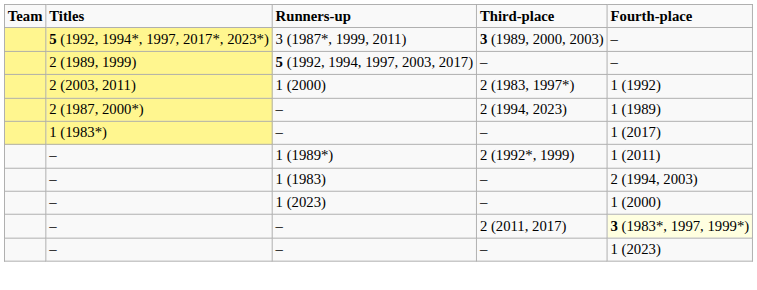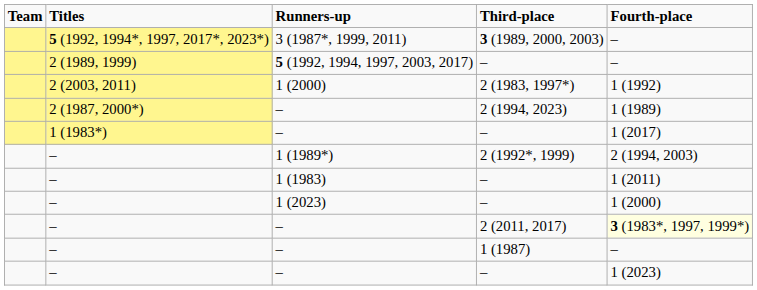(635, 156) 1 (2011) -> (654, 156) 2 (1994, 2003)
(654, 179) 2 (1994, 2003) -> (635, 179) 1 (2011)
+ row: (279, 249)
